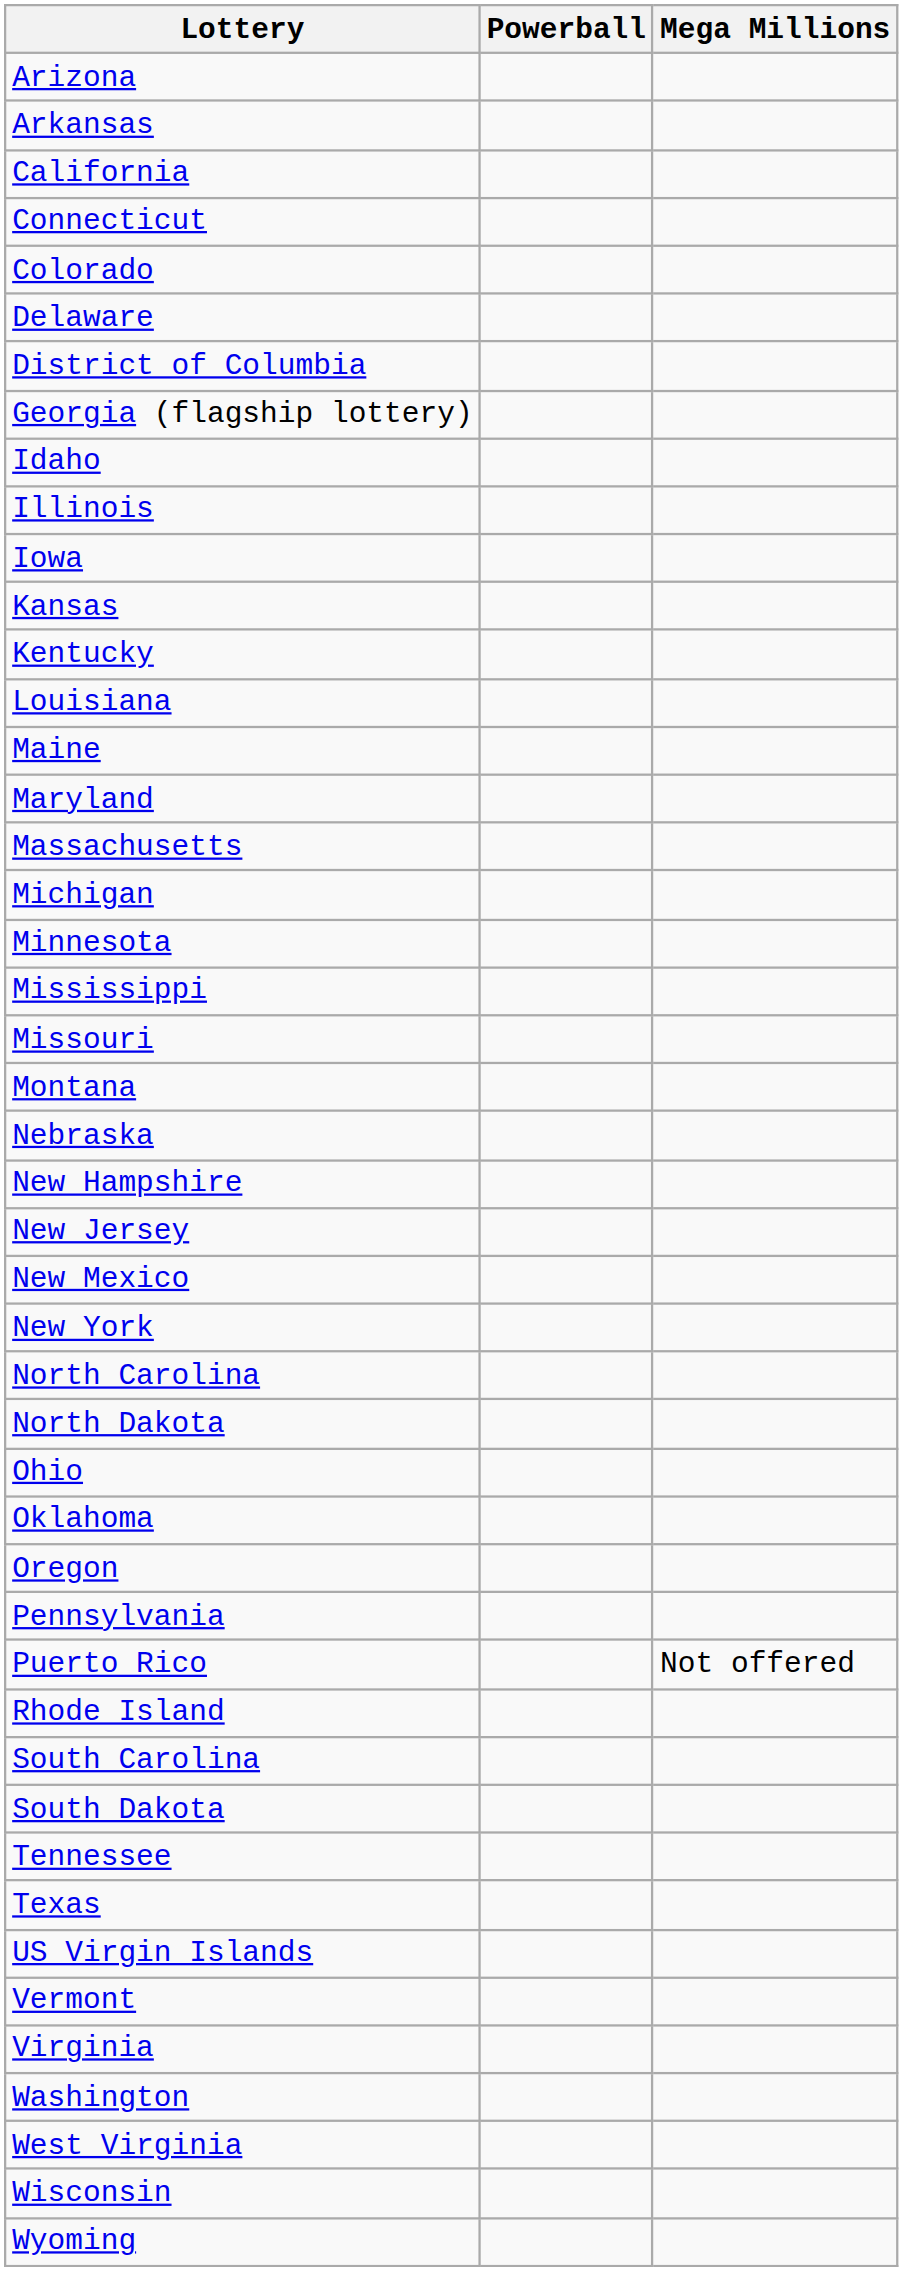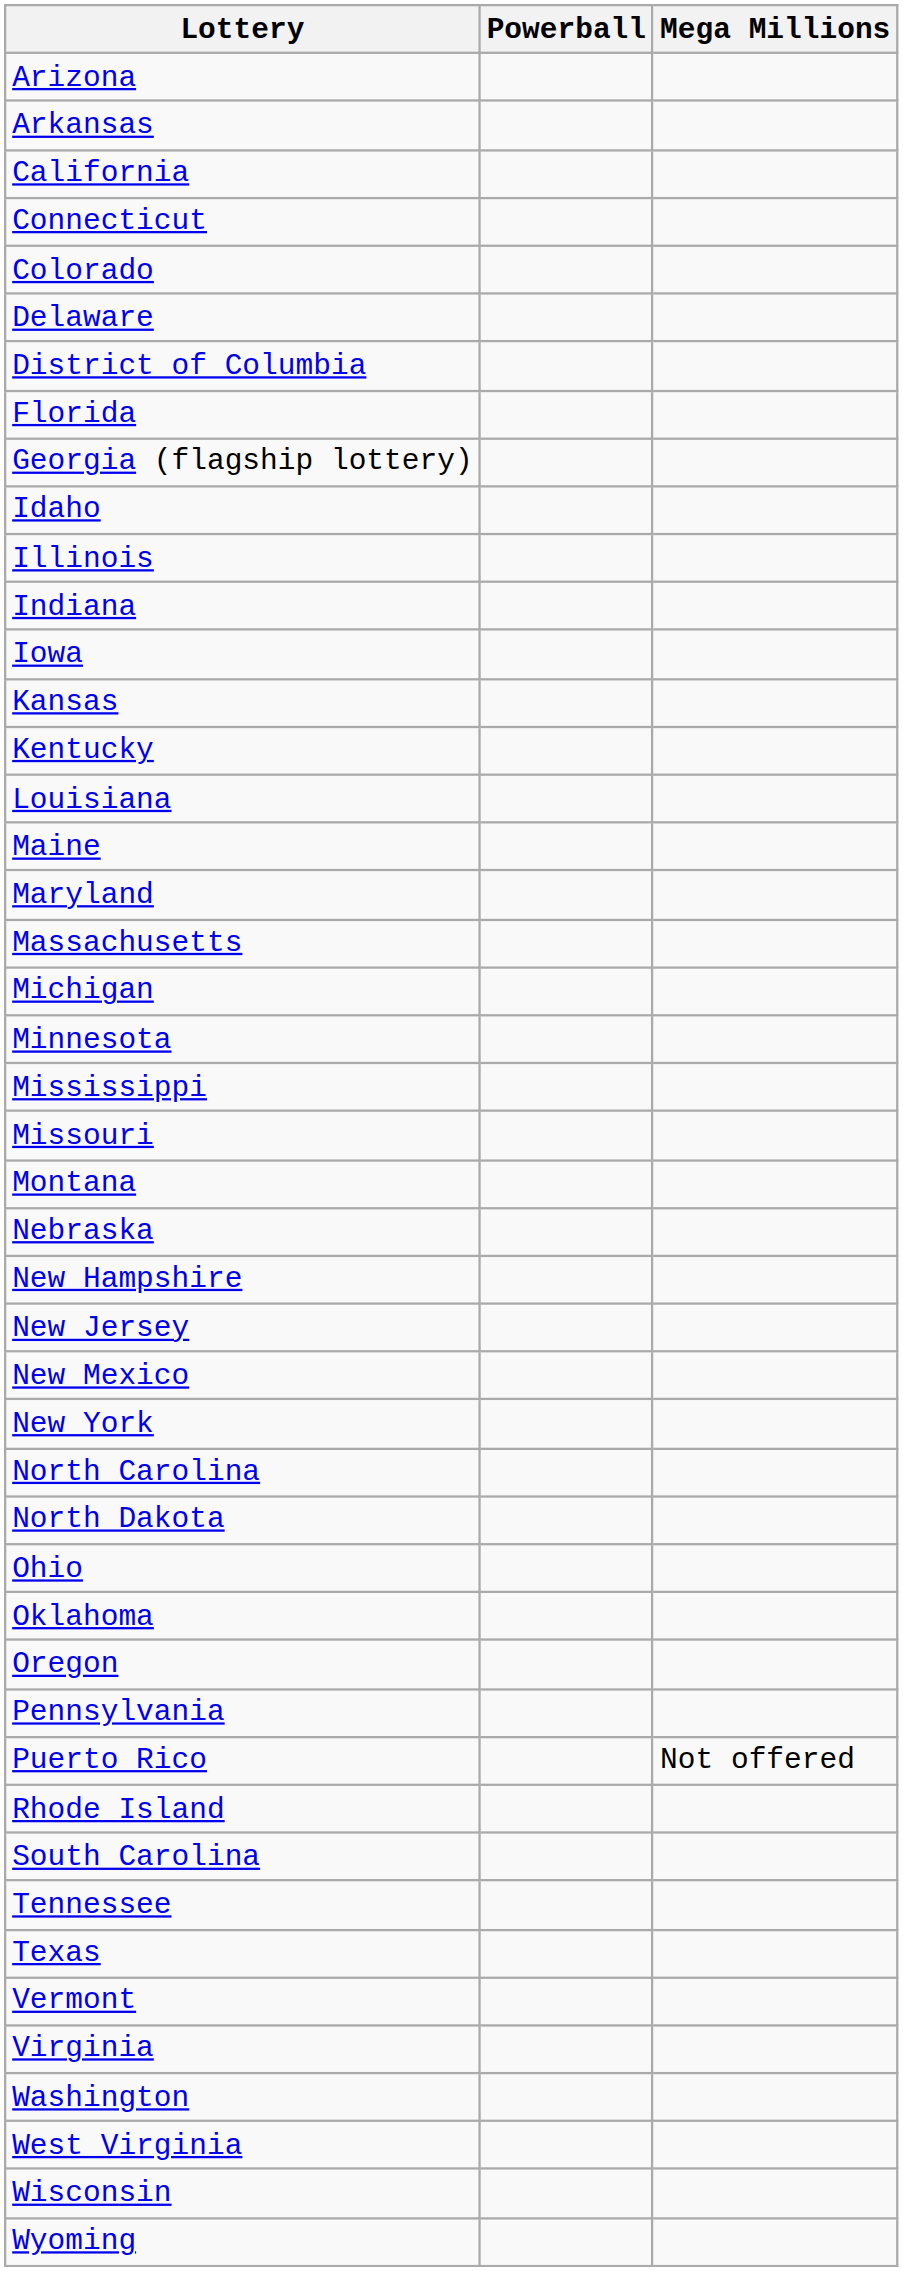+ row: (74, 414)
+ row: (74, 606)
- row: (118, 1809)
- row: (163, 1953)
